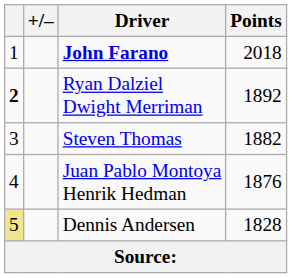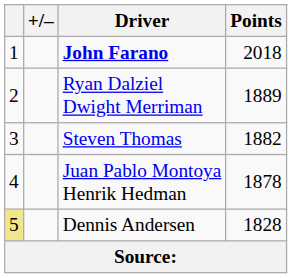(14, 95) bold -> (14, 95) normal
(262, 95) 1892 -> (262, 95) 1889
(262, 182) 1876 -> (262, 182) 1878
